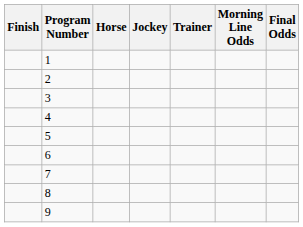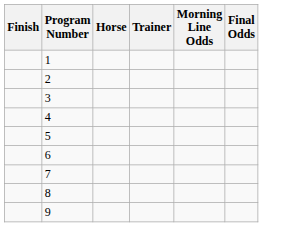- column: (150, 27)
